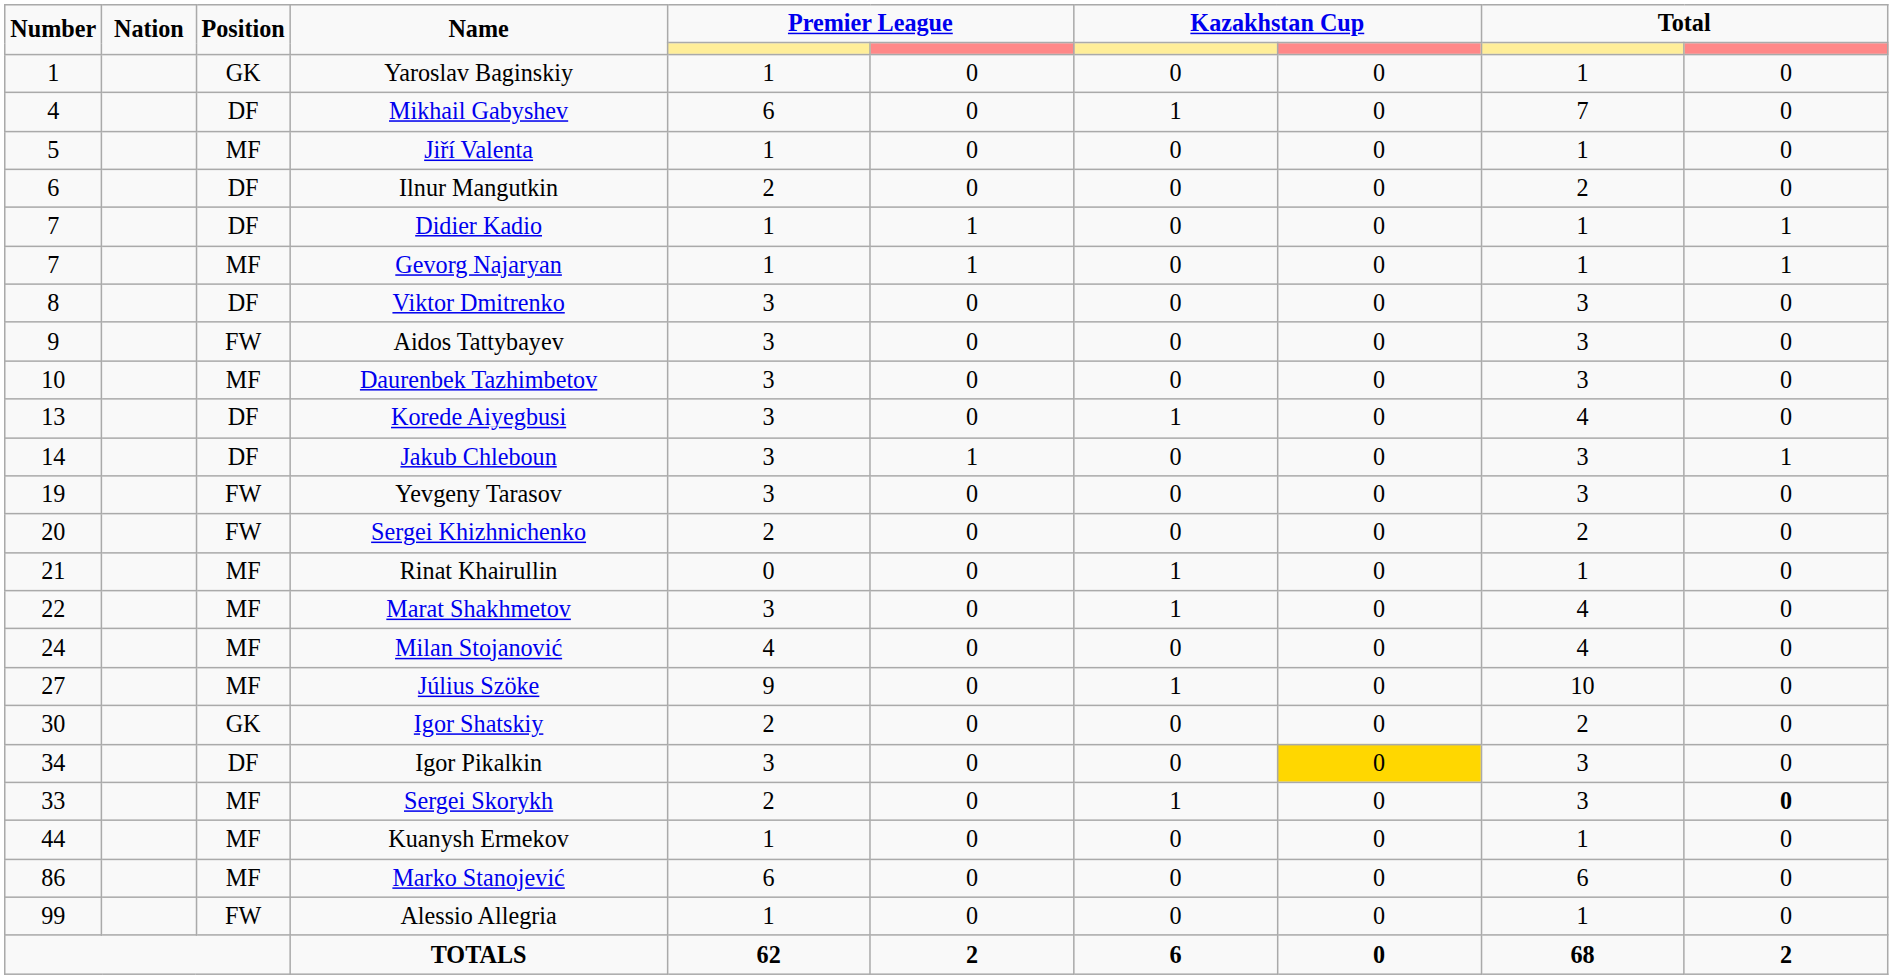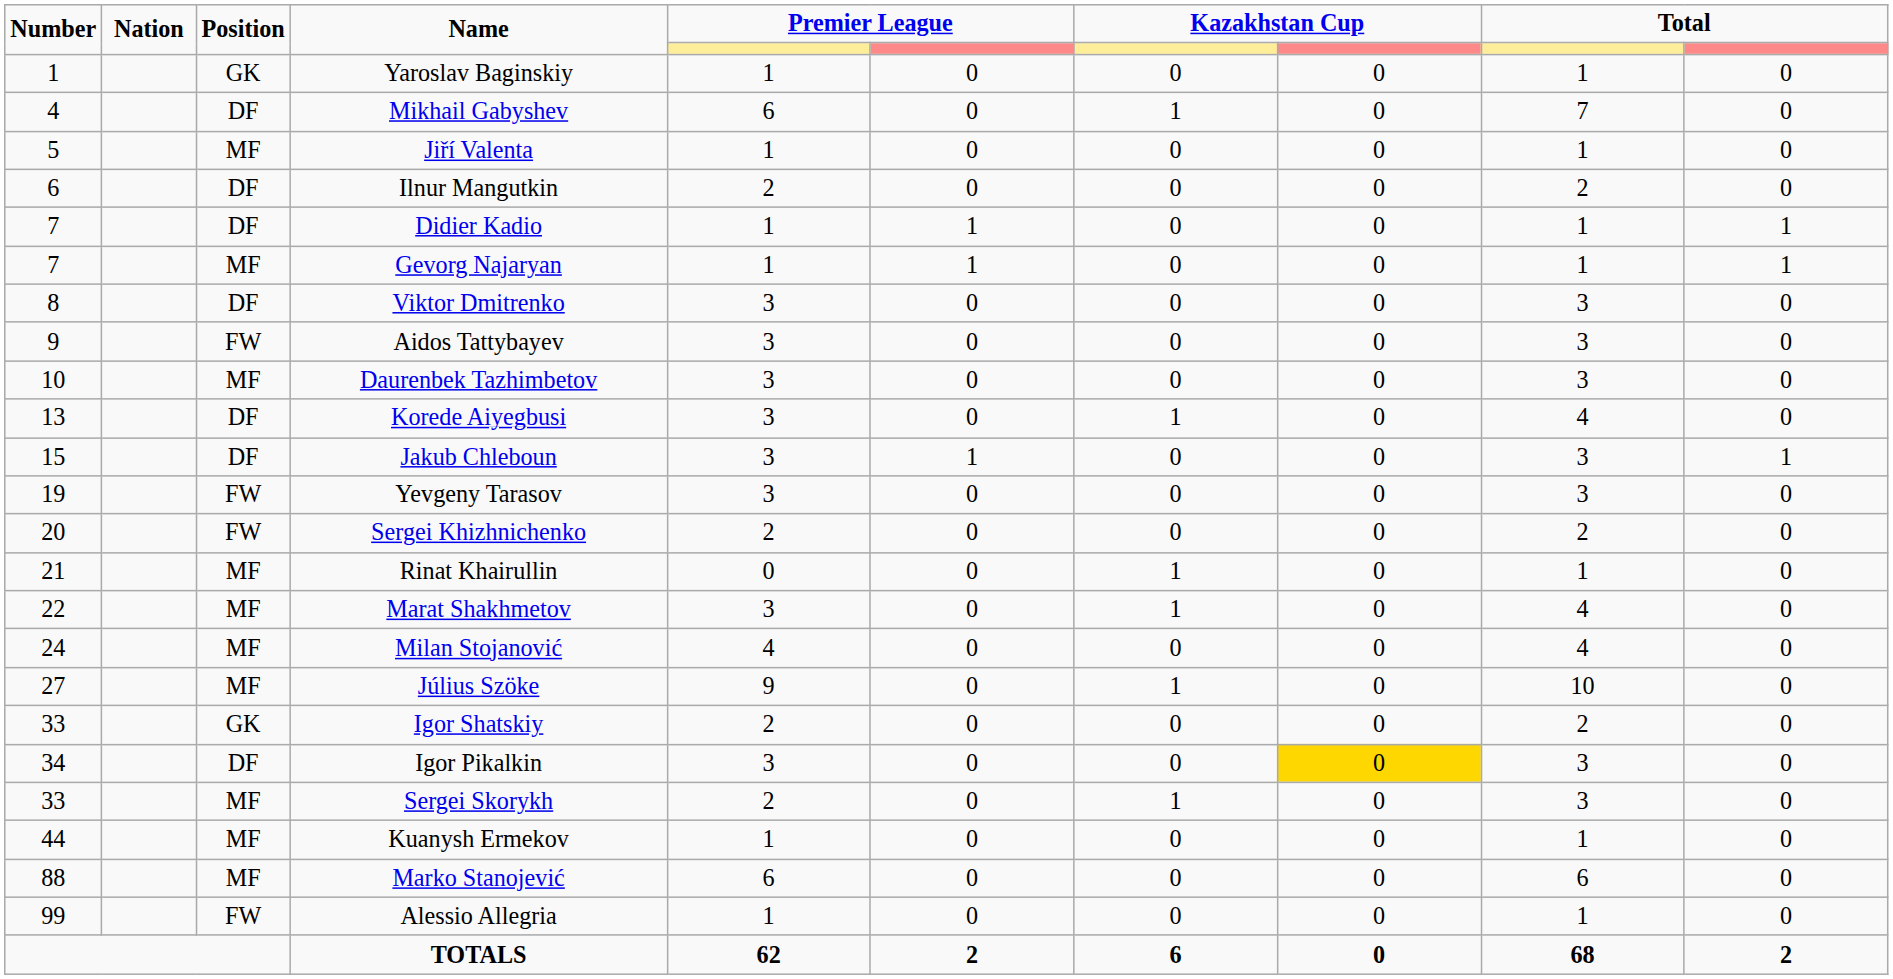(53, 456) 14 -> (53, 456) 15
(53, 724) 30 -> (53, 724) 33
(1786, 801) bold -> (1786, 801) normal
(53, 877) 86 -> (53, 877) 88
